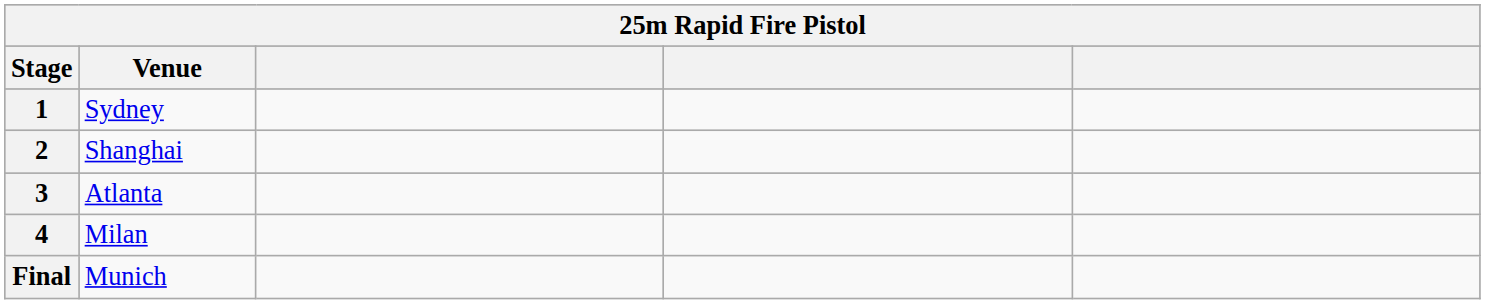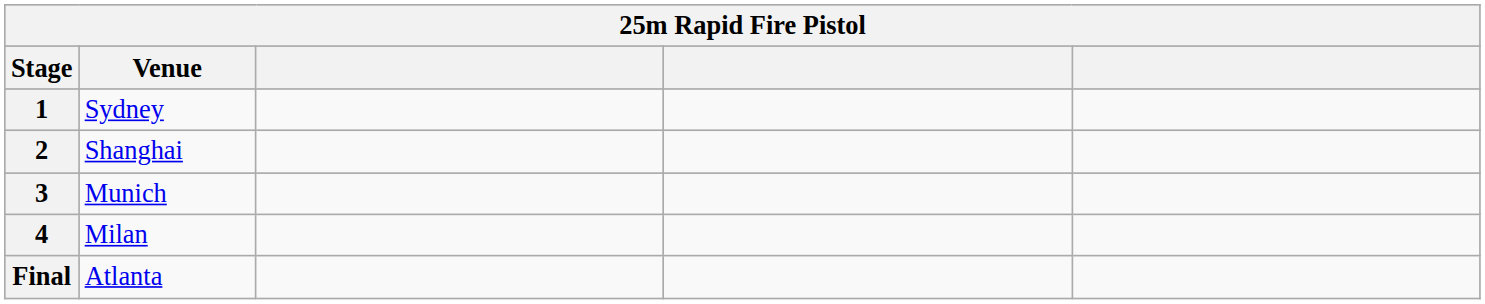(124, 192) Atlanta -> (126, 192) Munich
(126, 276) Munich -> (124, 276) Atlanta
